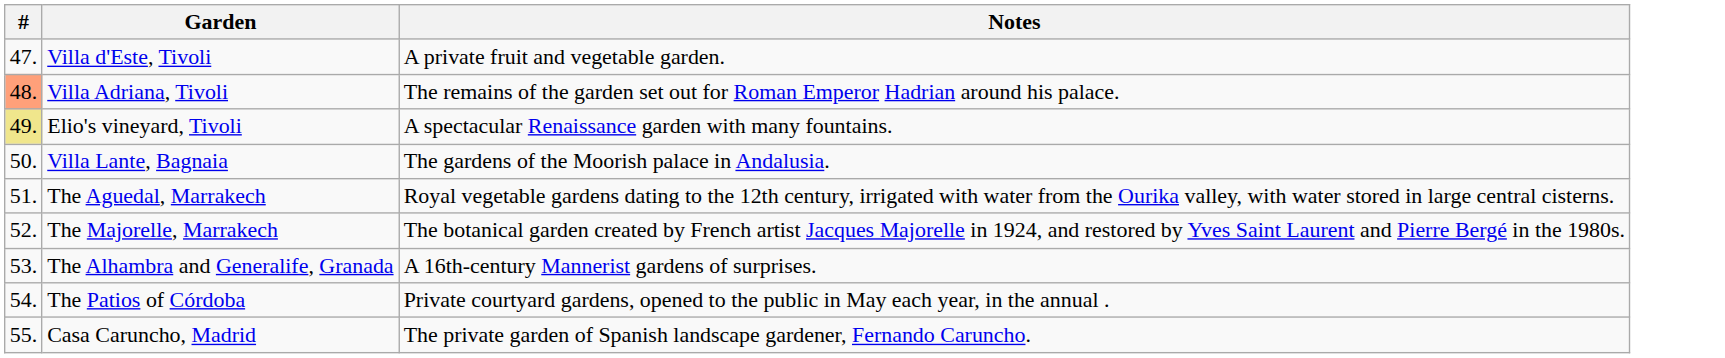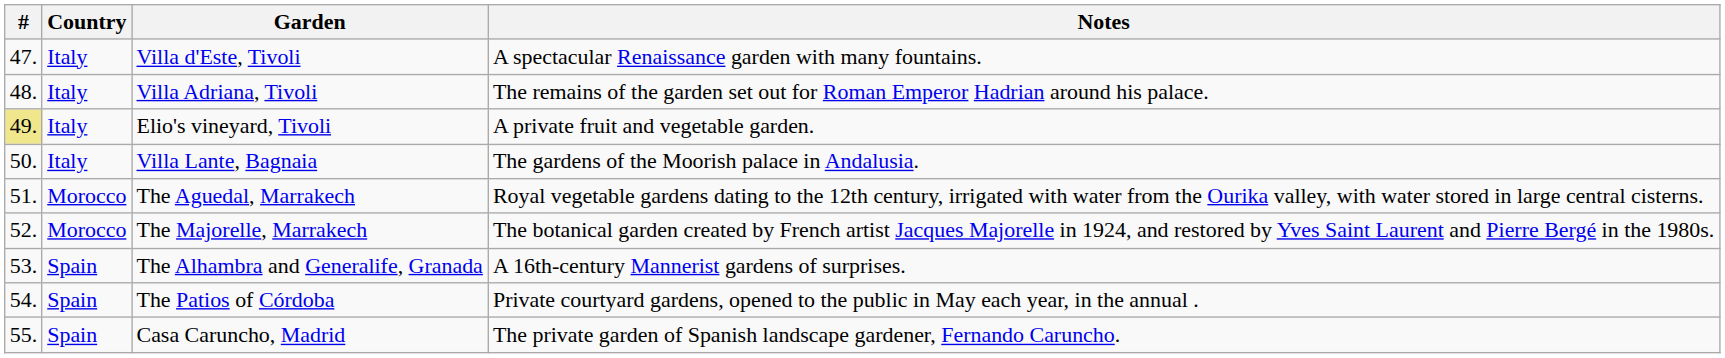+ column: (87, 21)
(564, 56) A private fruit and vegetable garden. -> (737, 56) A spectacular Renaissance garden with many fountains.
(23, 91) lightsalmon background -> (23, 91) no background
(648, 126) A spectacular Renaissance garden with many fountains. -> (654, 126) A private fruit and vegetable garden.
